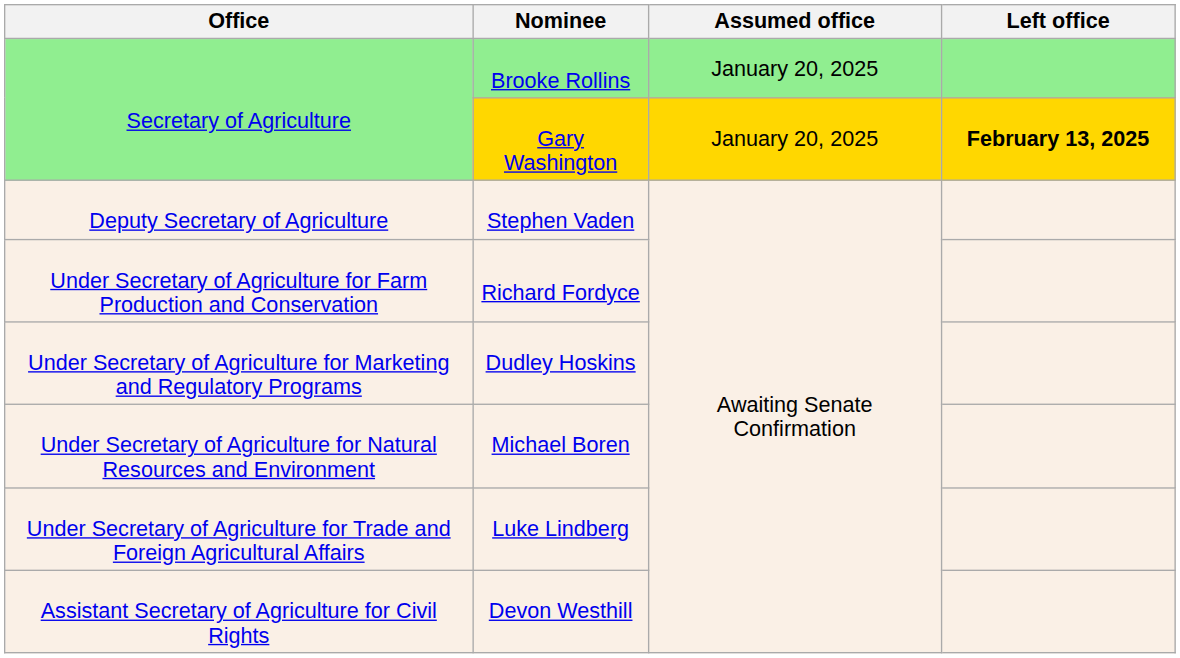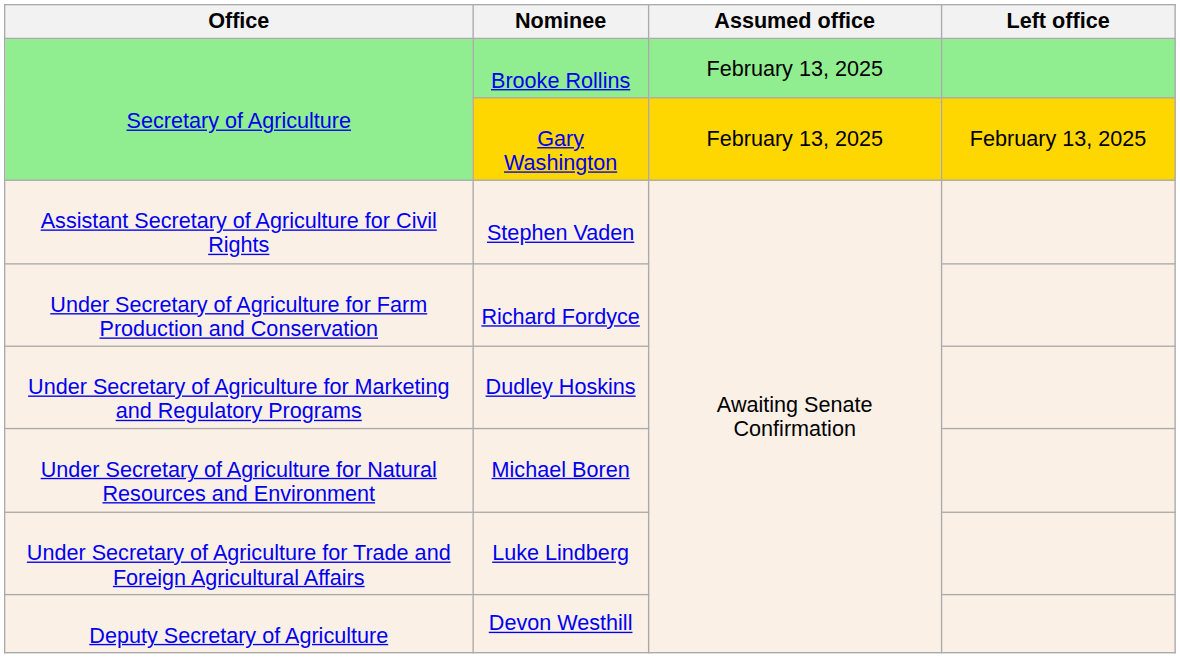(795, 68) January 20, 2025 -> (795, 68) February 13, 2025
(795, 138) January 20, 2025 -> (795, 138) February 13, 2025
(1058, 138) bold -> (1058, 138) normal
(239, 221) Deputy Secretary of Agriculture -> (239, 233) Assistant Secretary of Agriculture for Civil Rights
(239, 623) Assistant Secretary of Agriculture for Civil Rights -> (239, 635) Deputy Secretary of Agriculture
